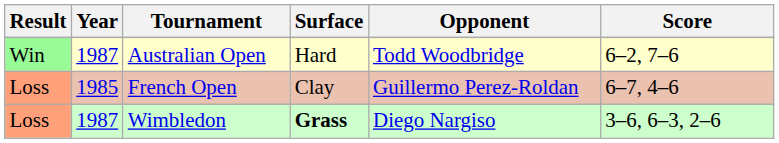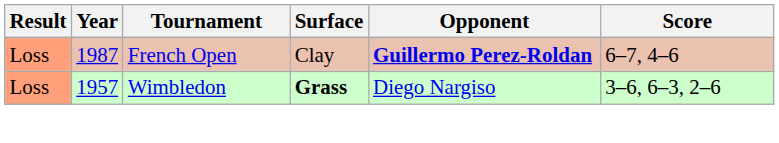- row: (197, 54)
(97, 87) 1985 -> (97, 54) 1987
(476, 87) normal -> (483, 54) bold
(97, 120) 1987 -> (97, 87) 1957
